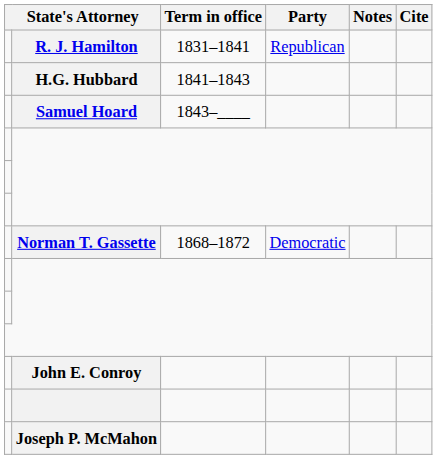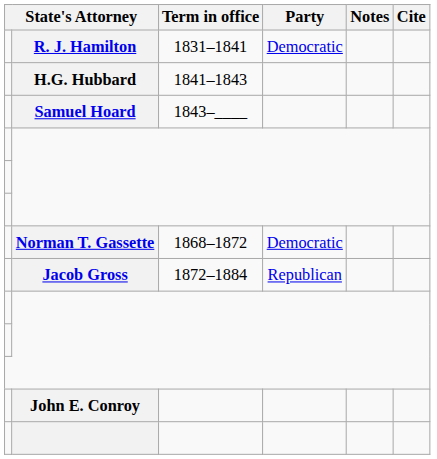(307, 46) Republican -> (305, 46) Democratic
+ row: (85, 275)
- row: (86, 438)
